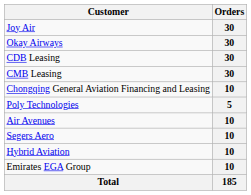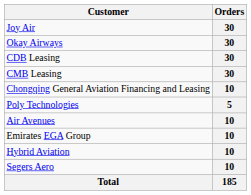rows swapped: (49, 167) <-> (30, 136)
